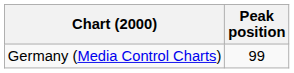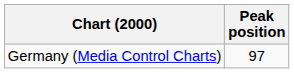(257, 56) 99 -> (257, 56) 97
